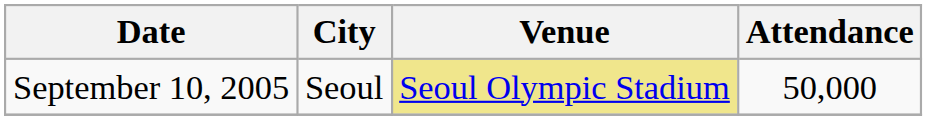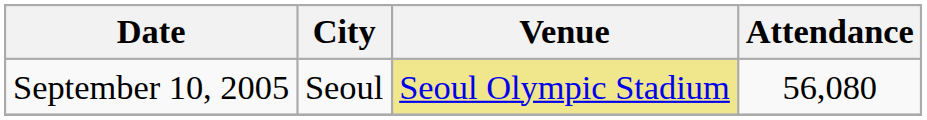(830, 86) 50,000 -> (830, 86) 56,080
